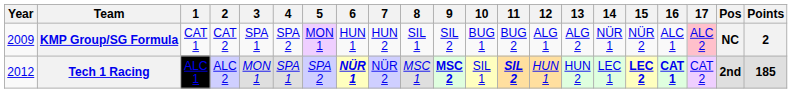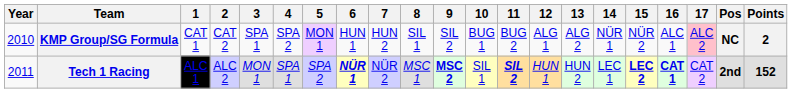(21, 39) 2009 -> (21, 39) 2010
(21, 72) 2012 -> (21, 72) 2011
(766, 72) 185 -> (766, 72) 152
